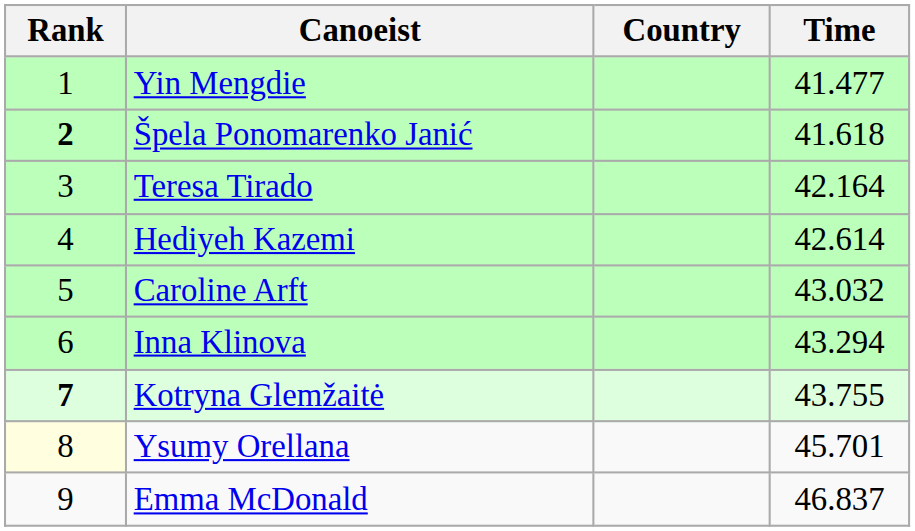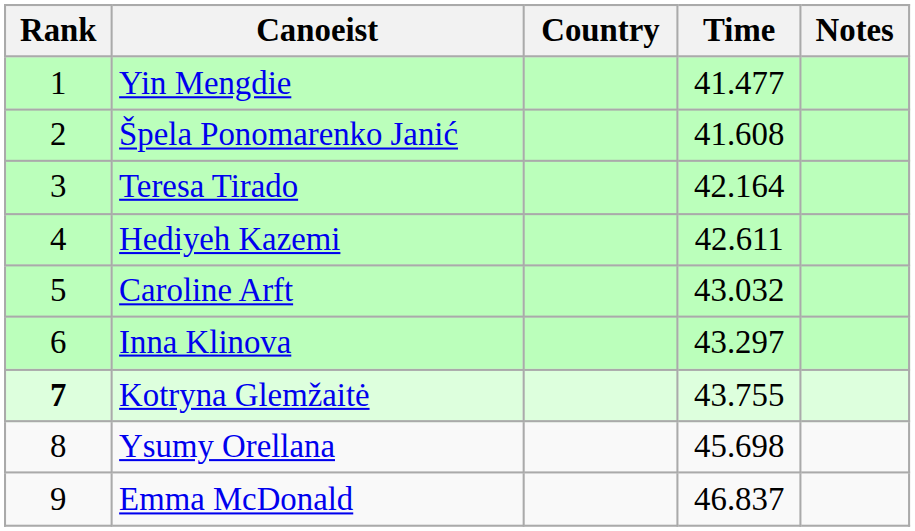+ column: (855, 30)
(66, 134) bold -> (58, 134) normal
(840, 134) 41.618 -> (739, 134) 41.608
(840, 238) 42.614 -> (739, 238) 42.611
(840, 342) 43.294 -> (739, 342) 43.297
(66, 446) lightyellow background -> (58, 446) no background
(840, 446) 45.701 -> (739, 446) 45.698
